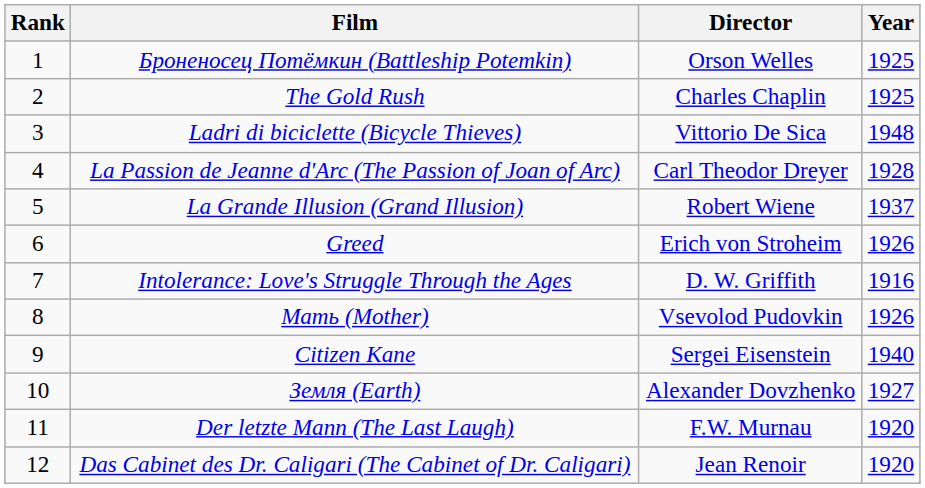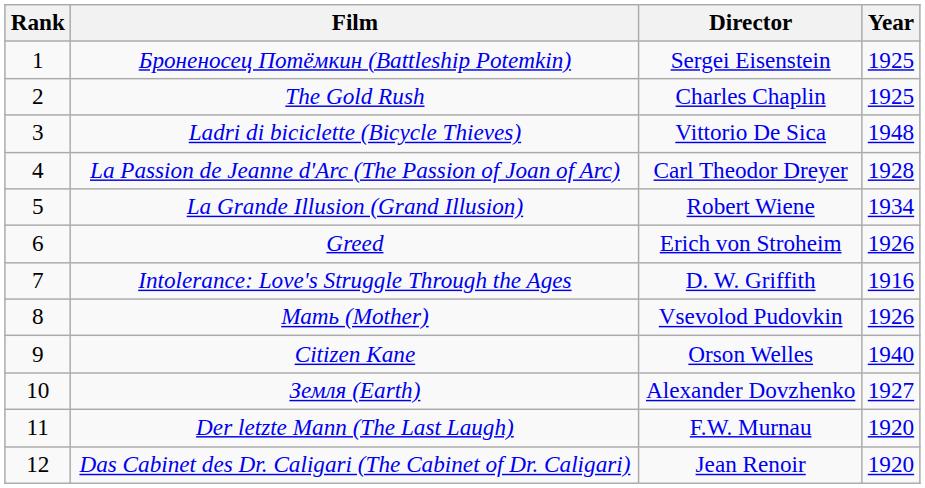(751, 59) Orson Welles -> (751, 59) Sergei Eisenstein
(891, 206) 1937 -> (891, 206) 1934
(751, 354) Sergei Eisenstein -> (751, 354) Orson Welles
